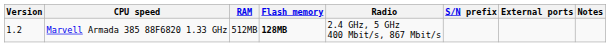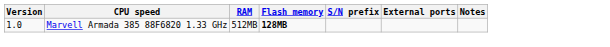- column: (384, 11)
(14, 30) 1.2 -> (14, 25) 1.0
